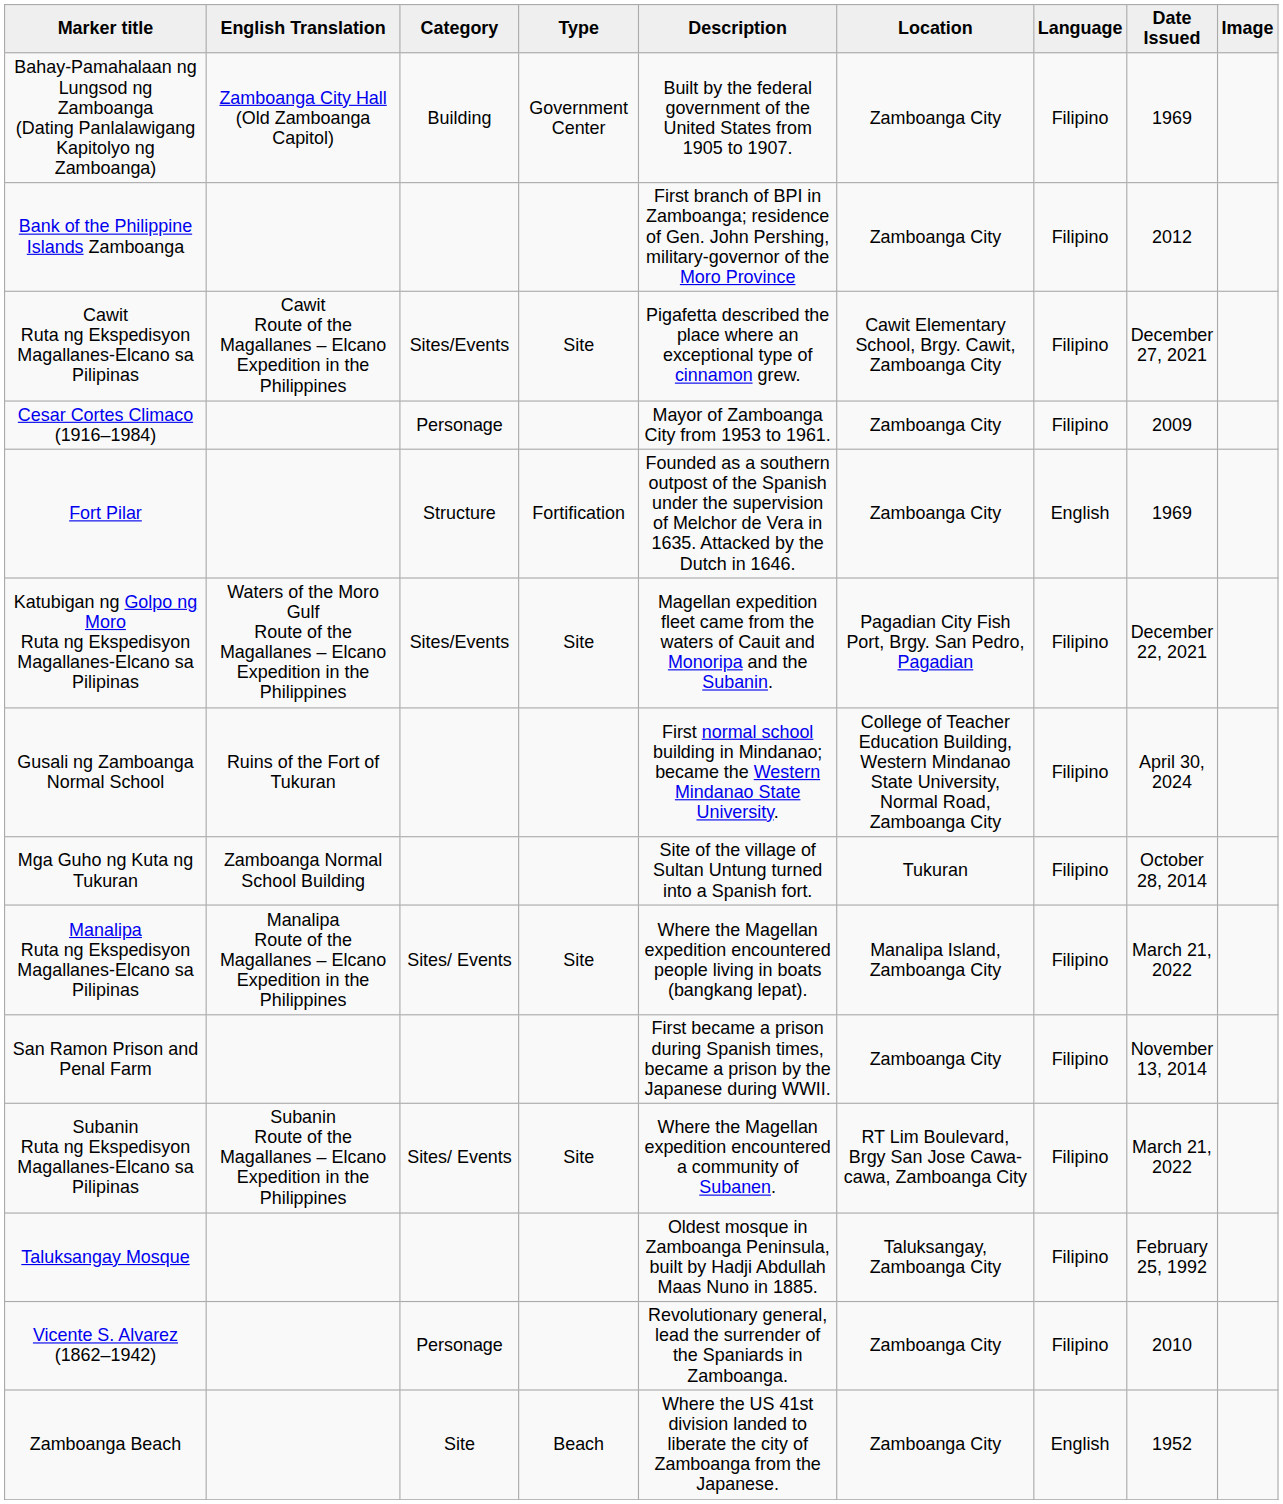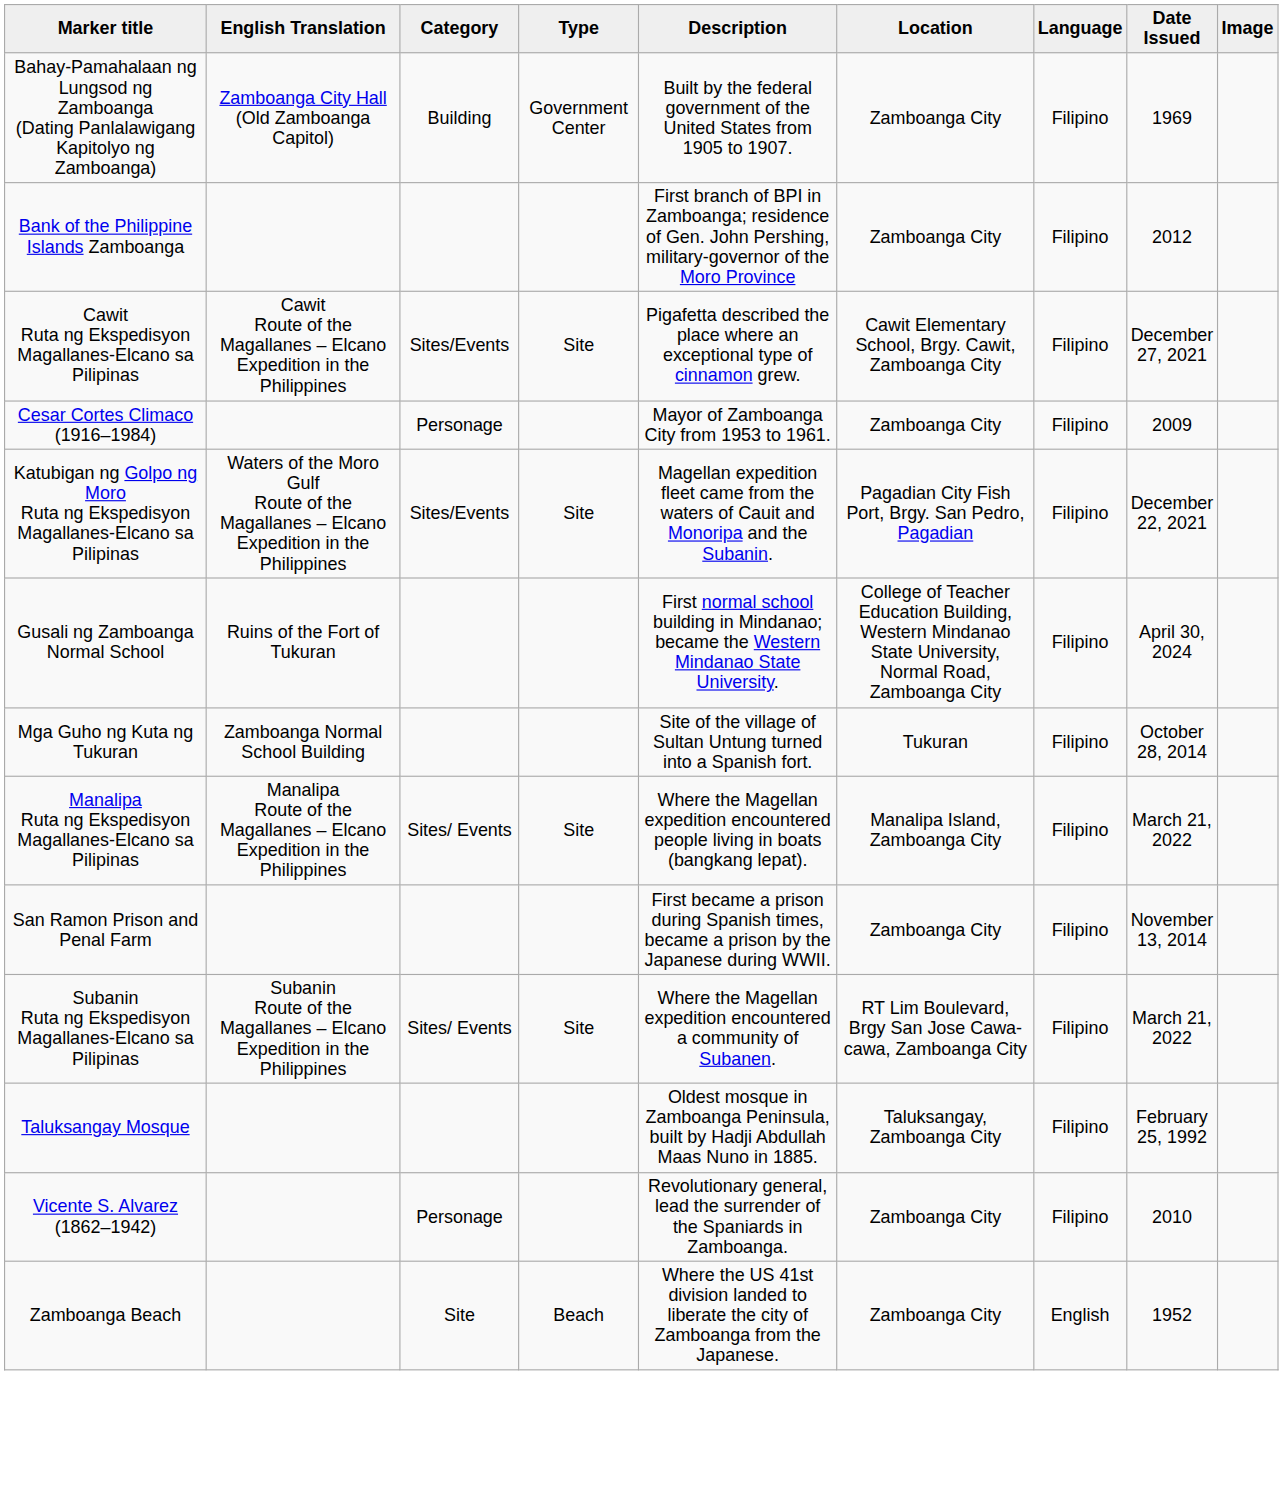- row: (105, 513)
